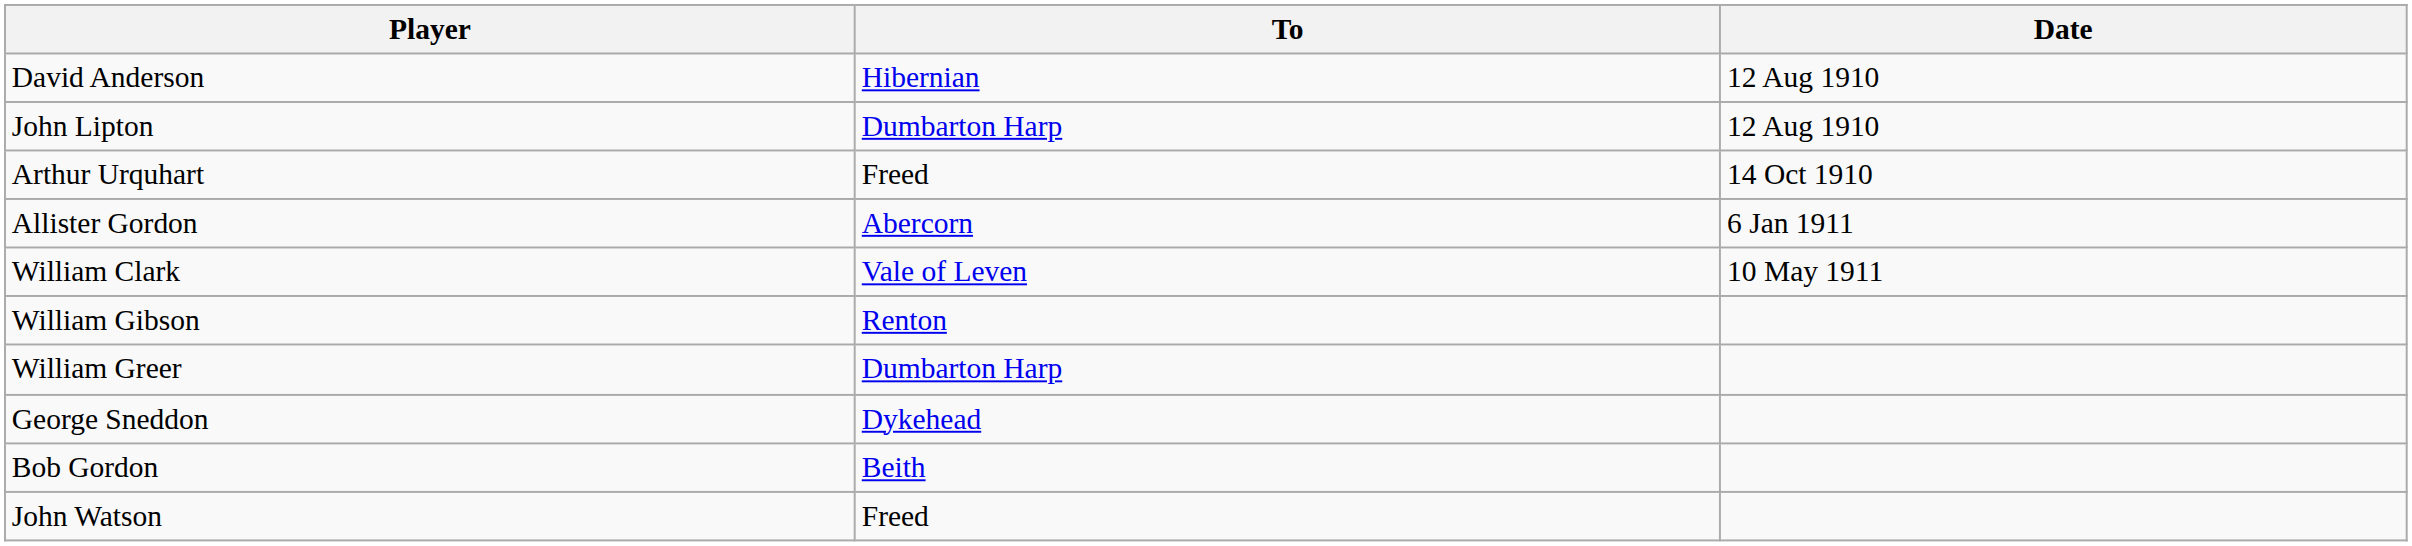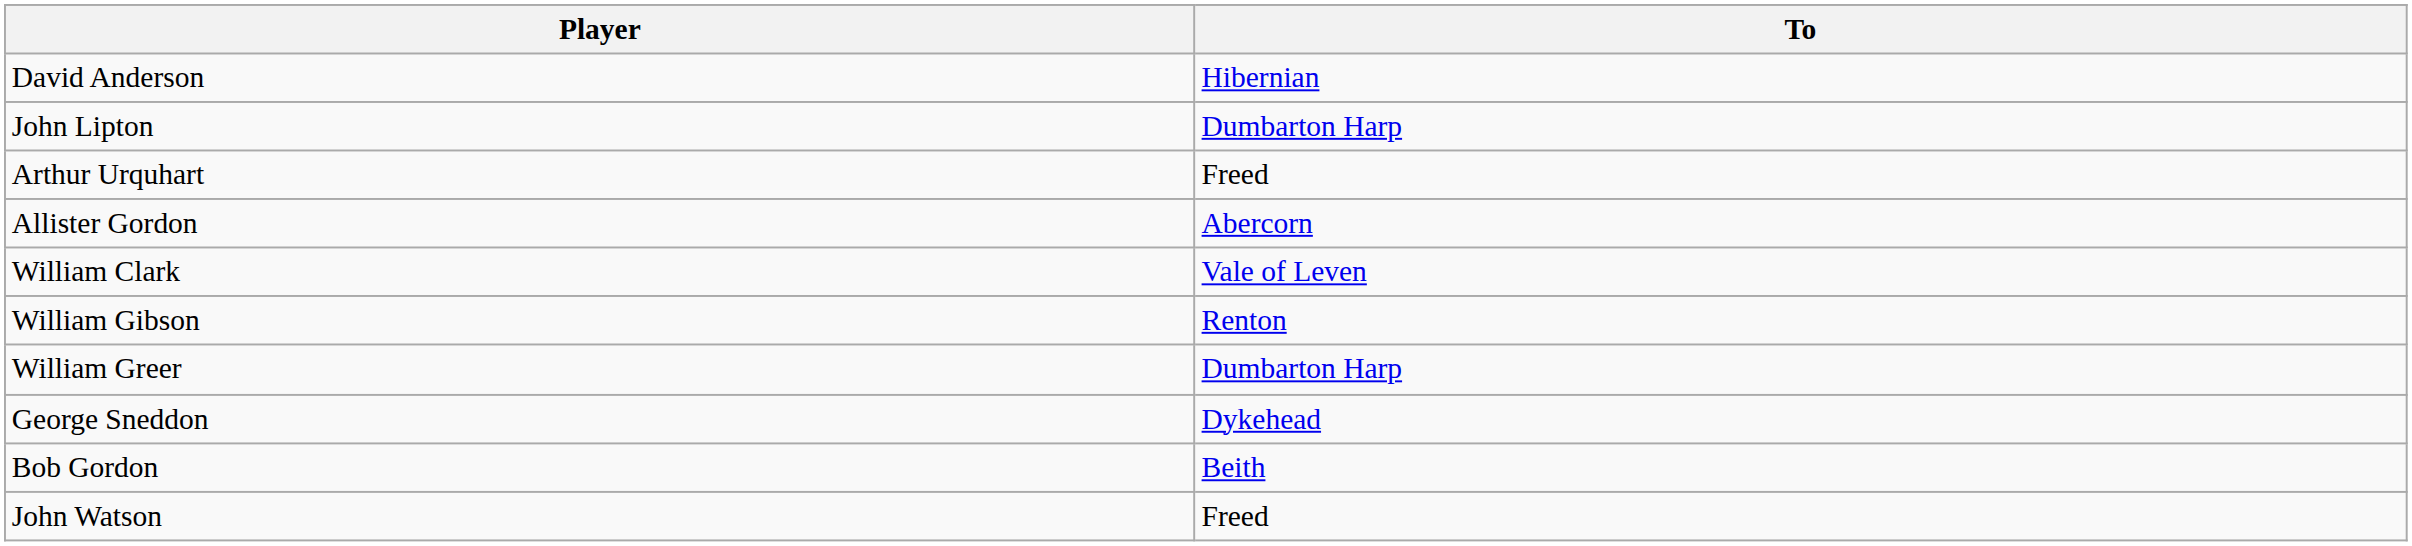- column: (2063, 28)
